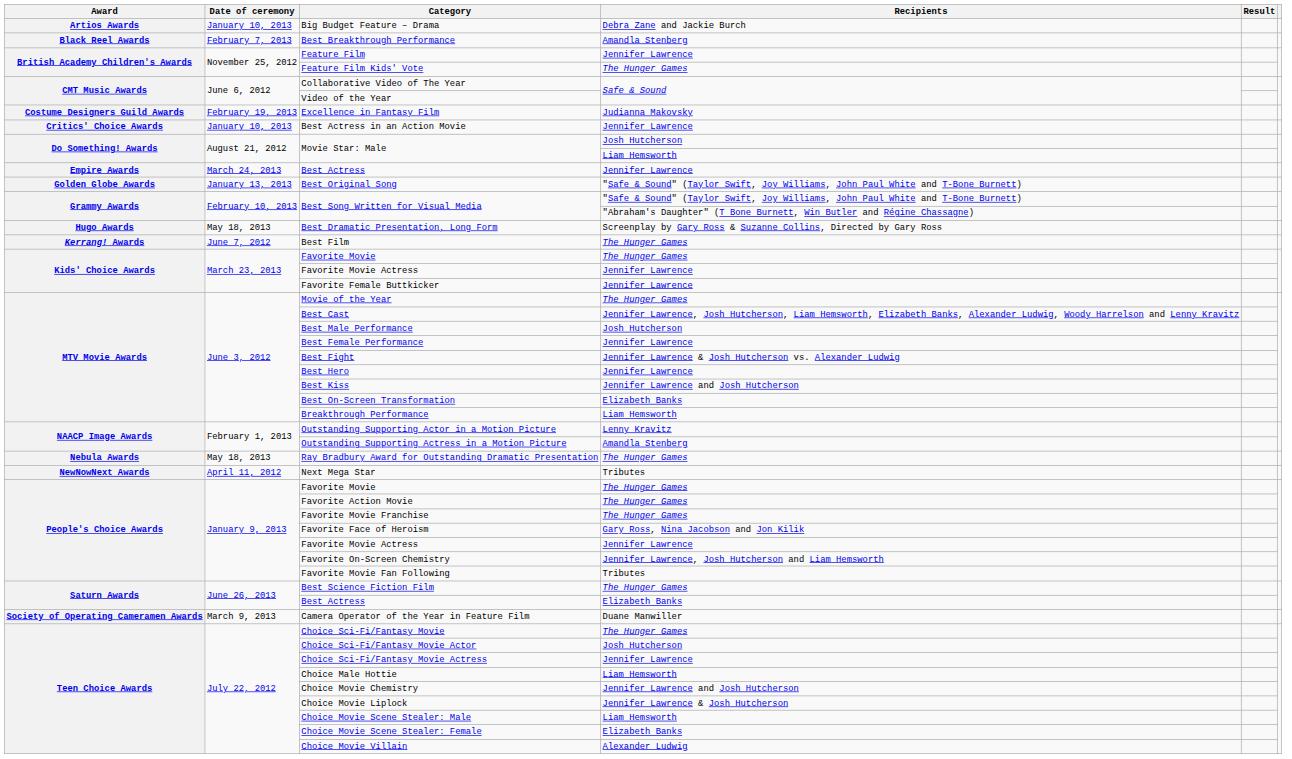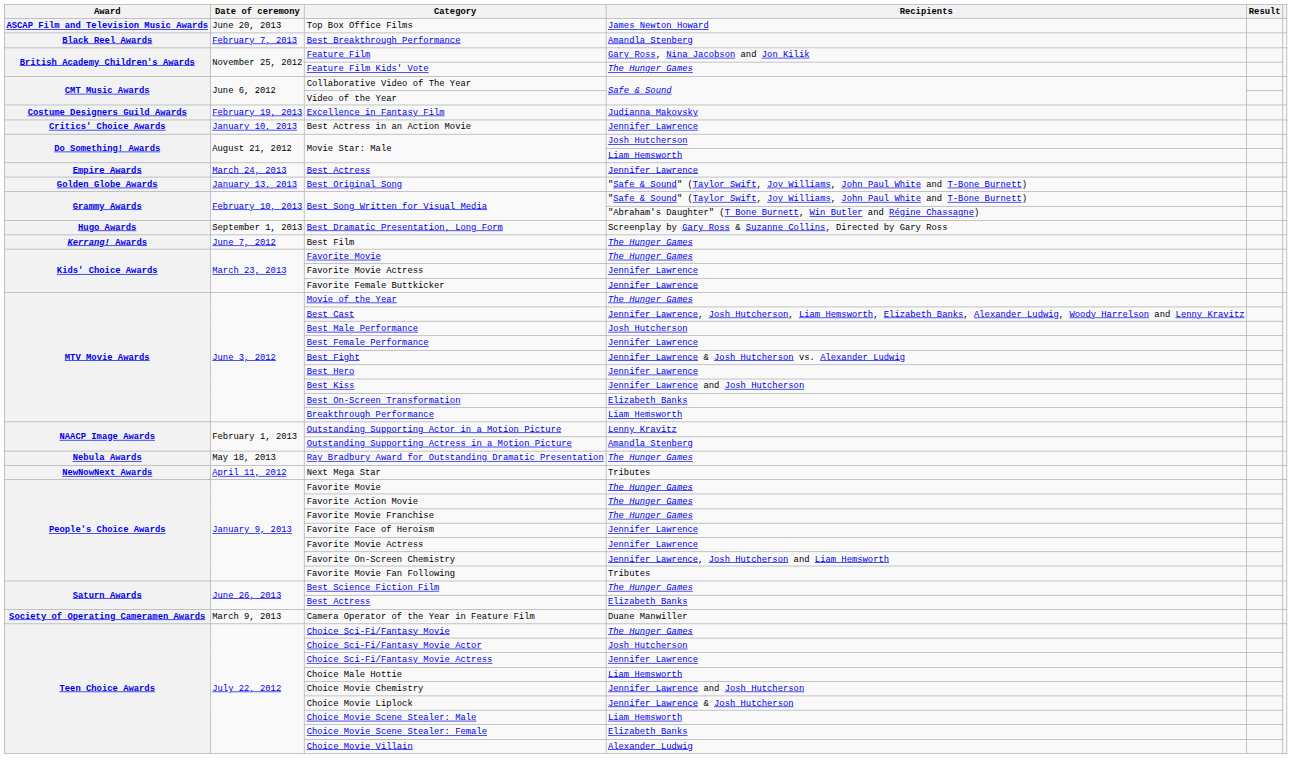+ row: (107, 26)
- row: (105, 26)
(648, 55) Jennifer Lawrence -> (709, 55) Gary Ross, Nina Jacobson and Jon Kilik
(239, 228) May 18, 2013 -> (257, 228) September 1, 2013
(703, 530) Gary Ross, Nina Jacobson and Jon Kilik -> (653, 530) Jennifer Lawrence
